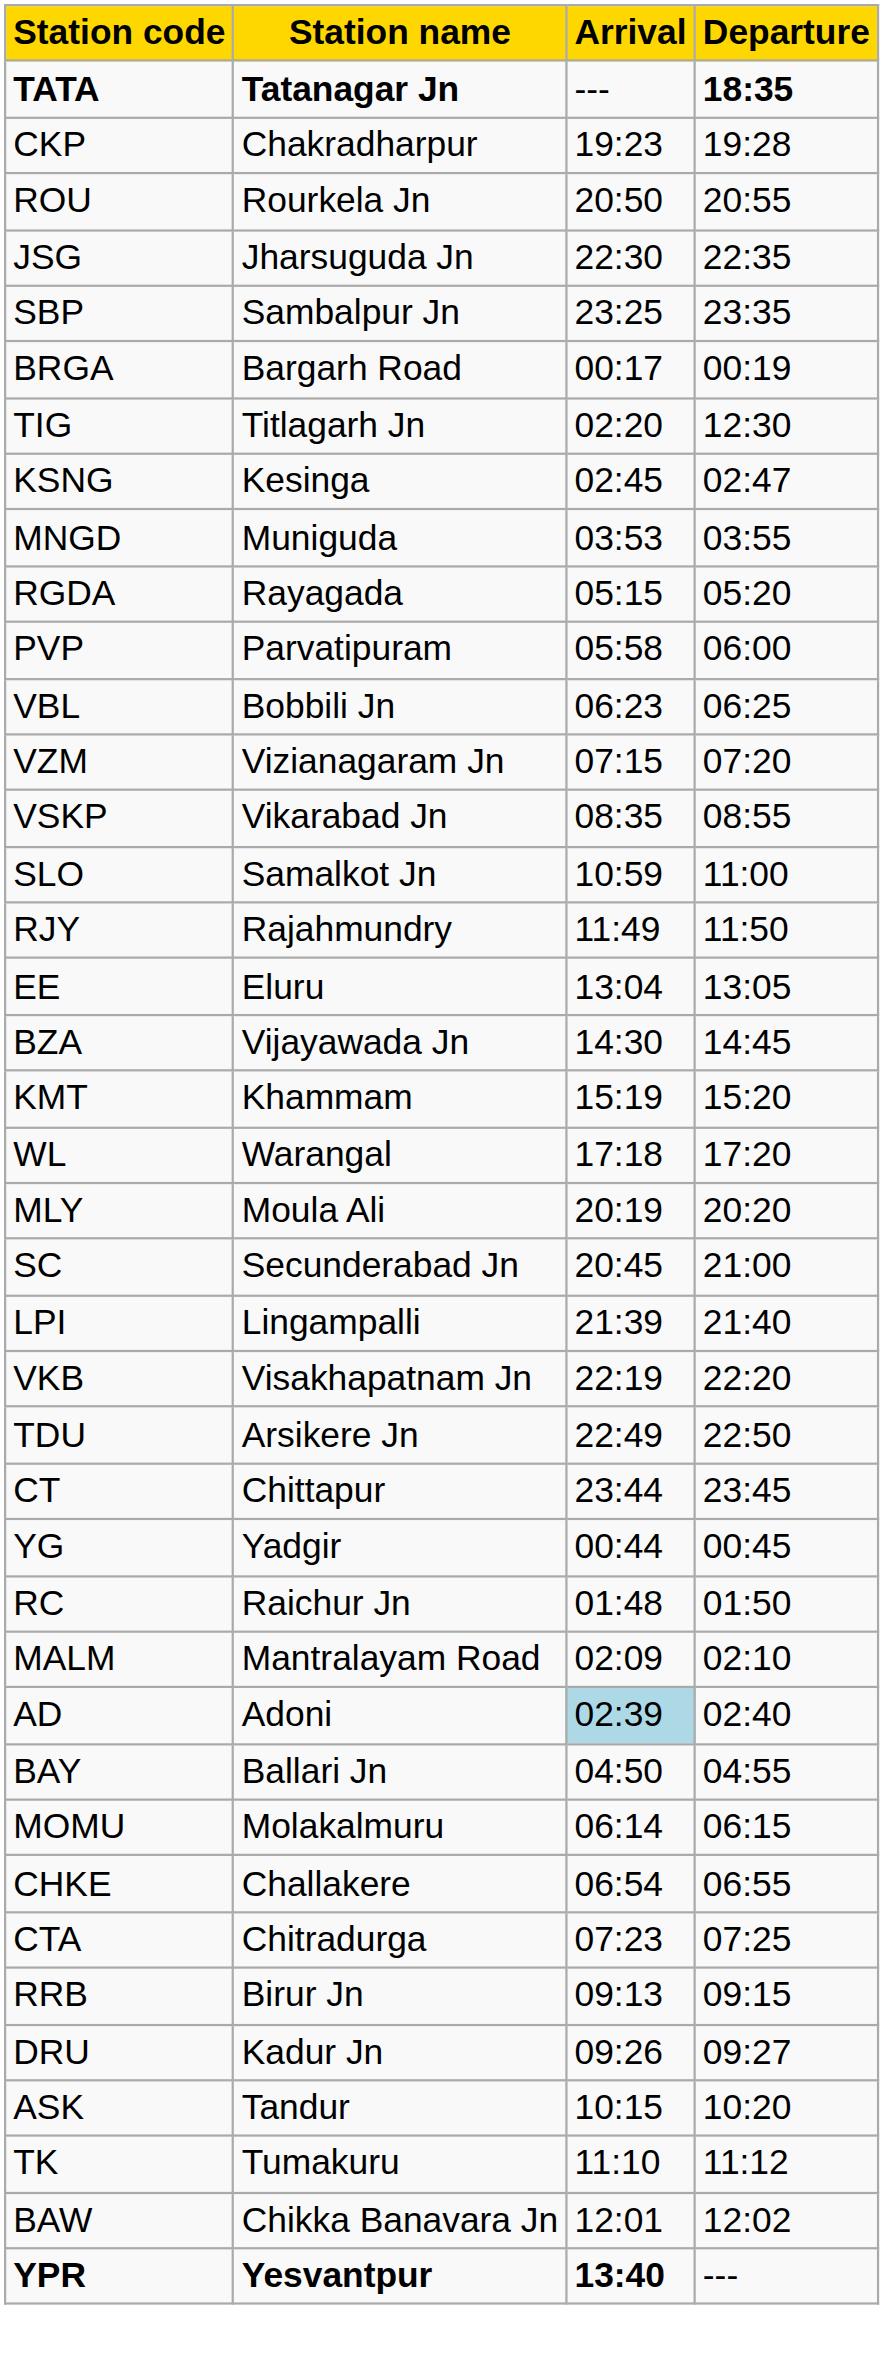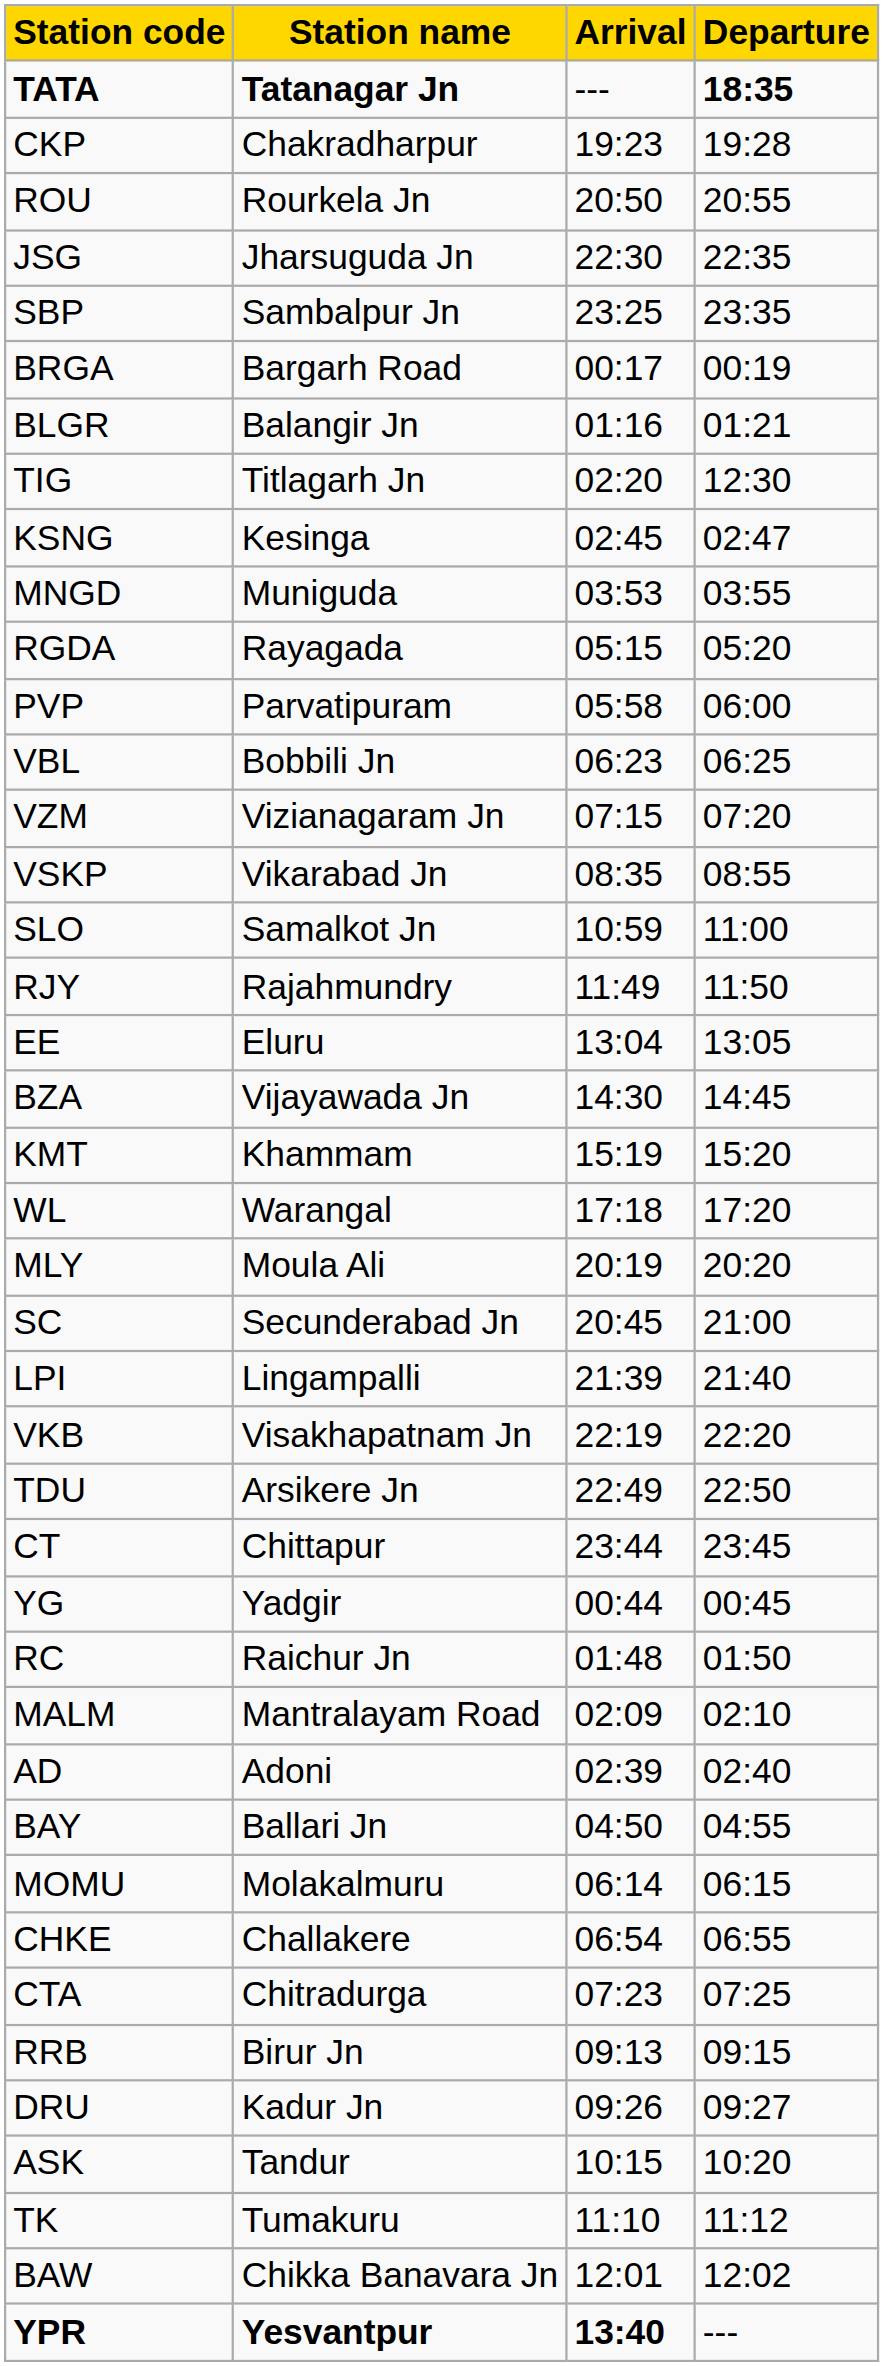+ row: (61, 425)
(619, 1714) lightblue background -> (619, 1770) no background
